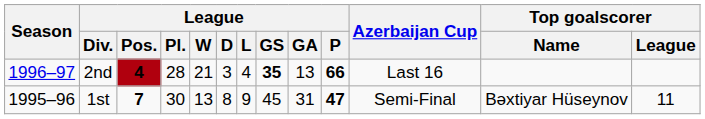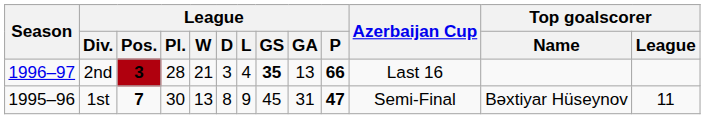(139, 72) 4 -> (139, 72) 3
